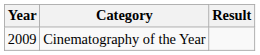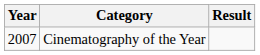(22, 38) 2009 -> (22, 38) 2007
